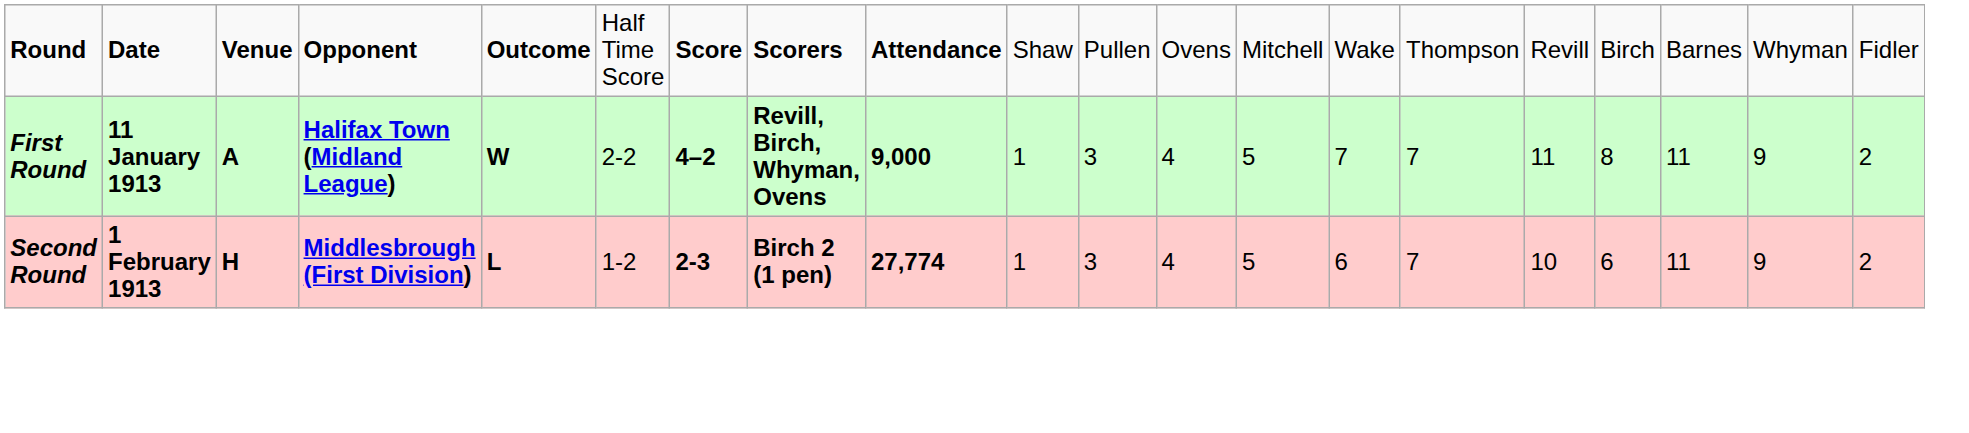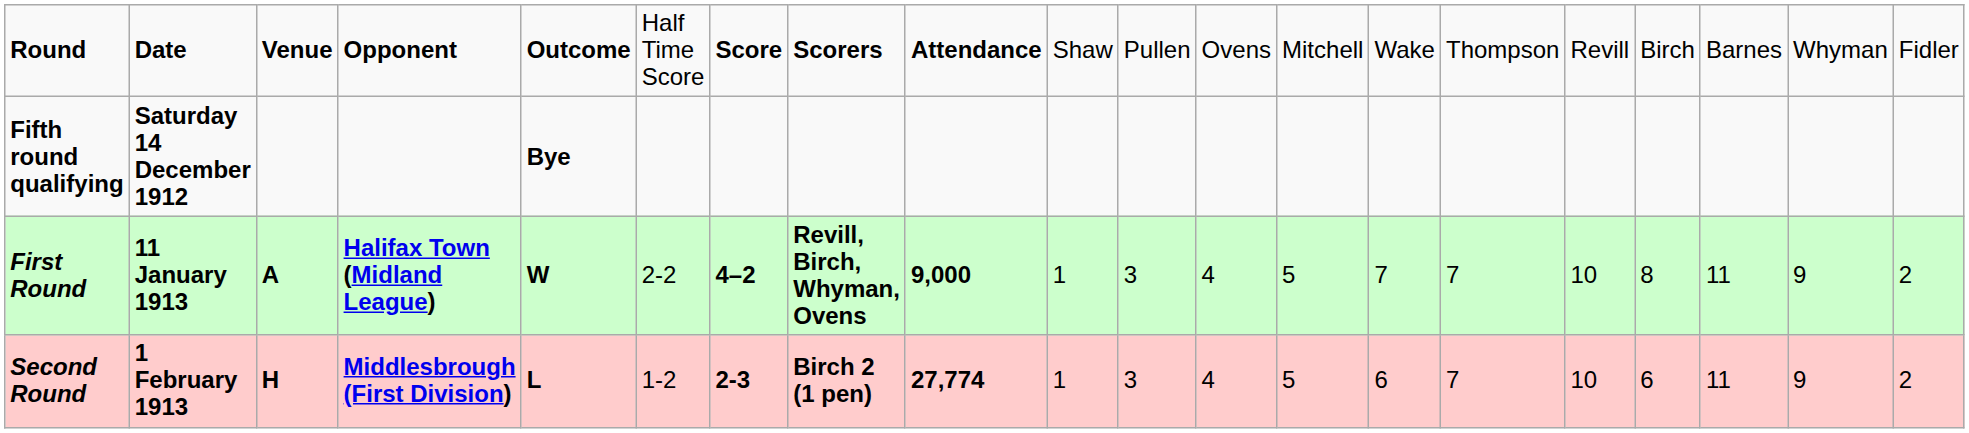+ row: (67, 156)
(1543, 156) 11 -> (1584, 275) 10
